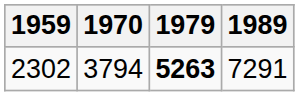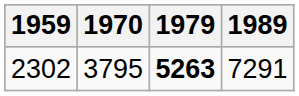(113, 68) 3794 -> (113, 68) 3795
